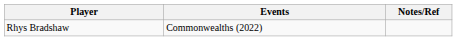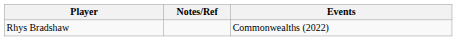columns swapped: (275, 12) <-> (419, 12)
